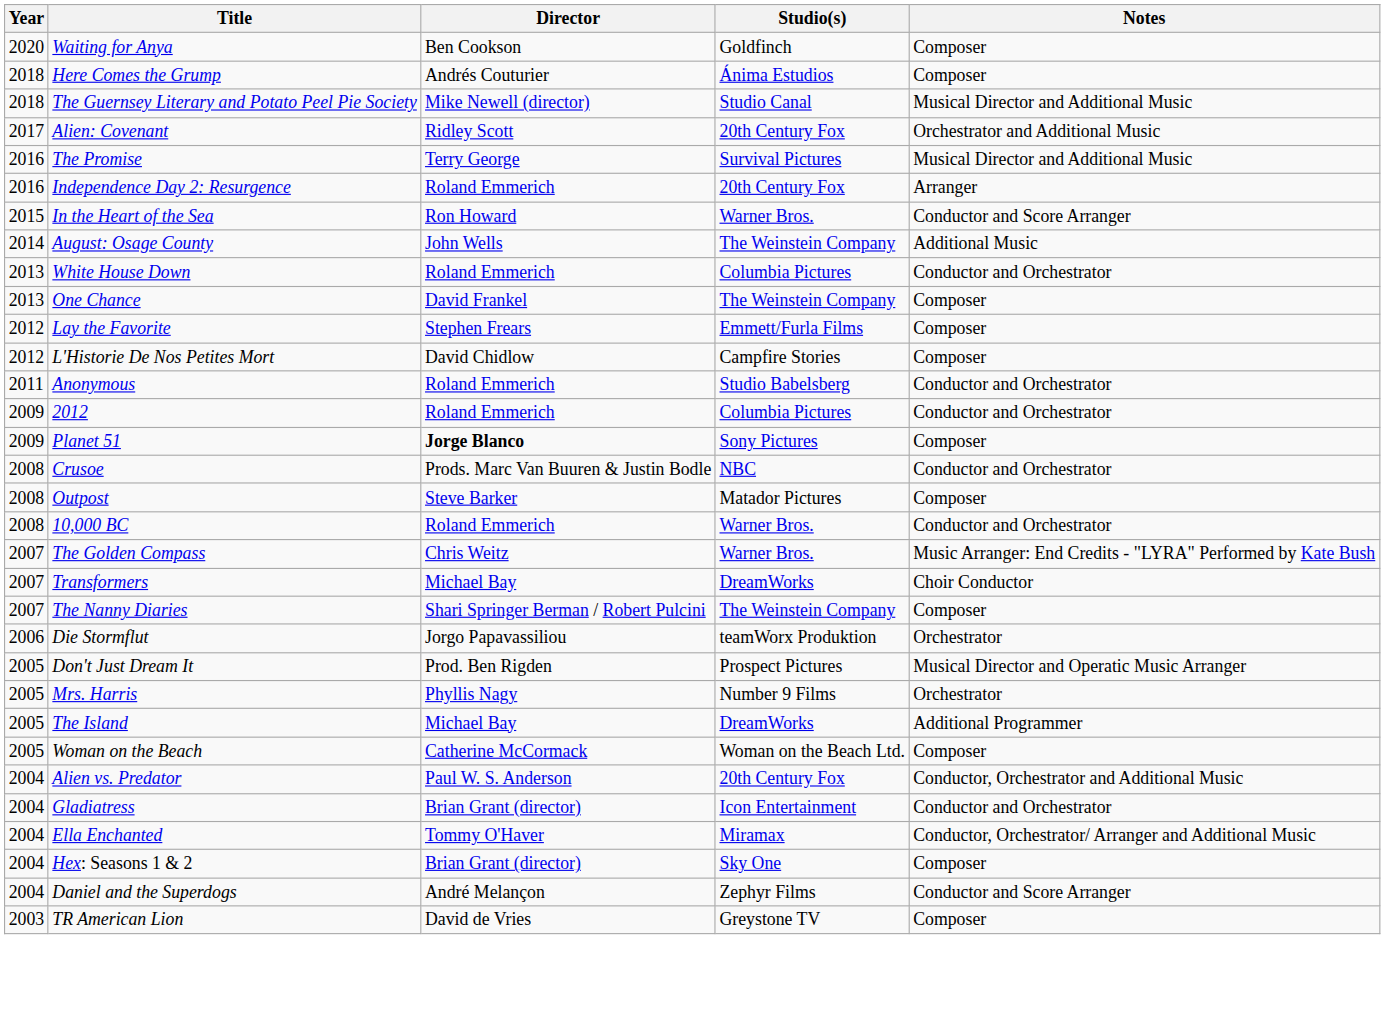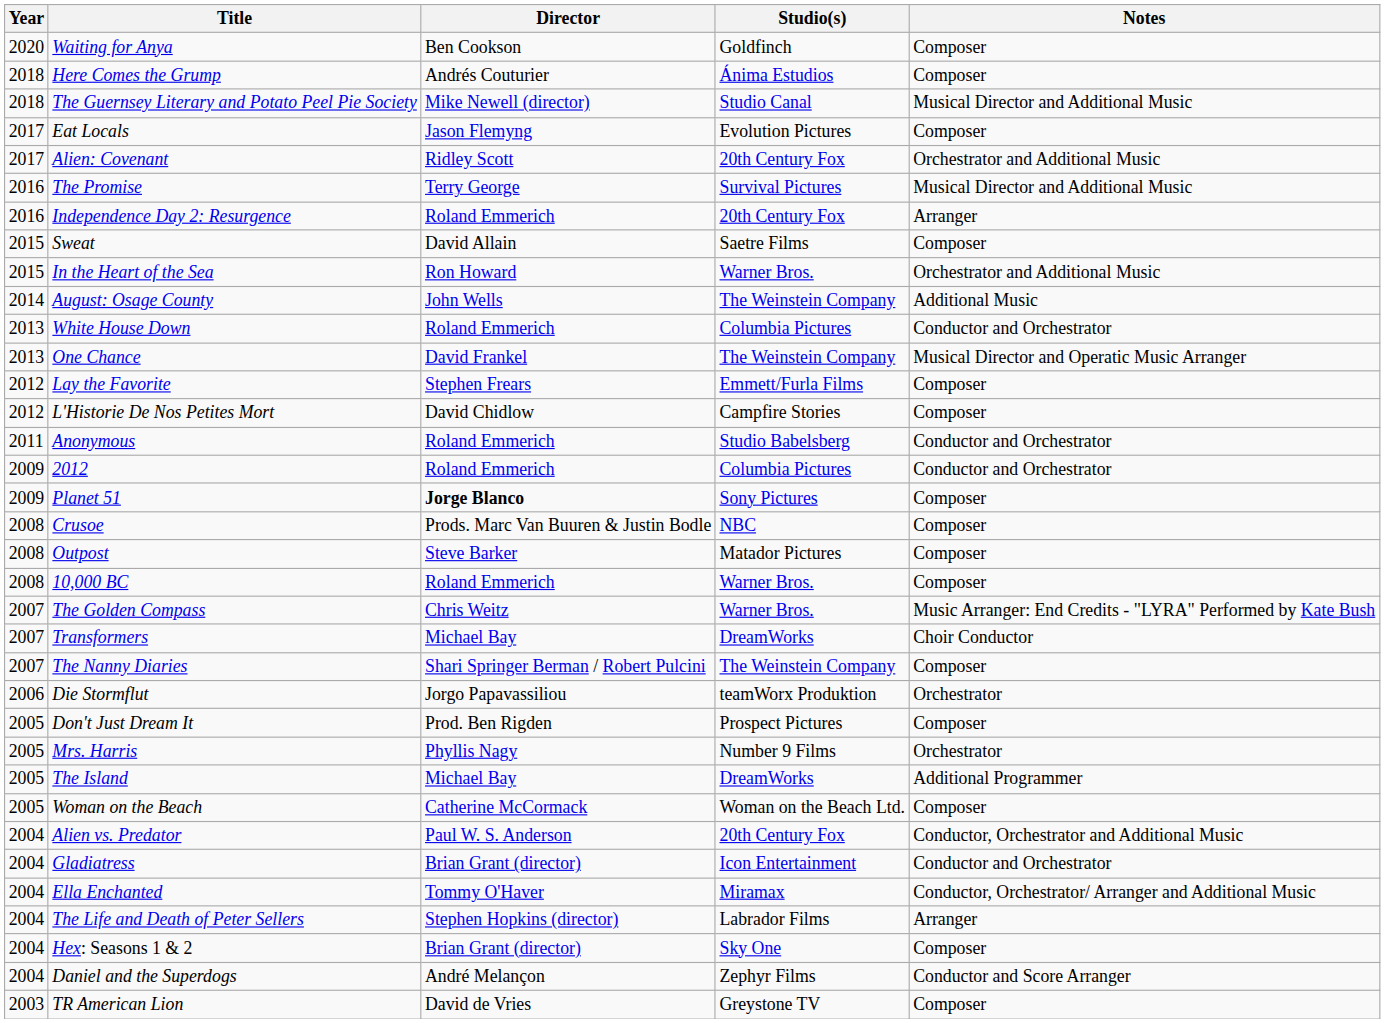+ row: (91, 131)
+ row: (74, 243)
(1022, 215) Conductor and Score Arranger -> (1037, 272) Orchestrator and Additional Music
(950, 300) Composer -> (1080, 356) Musical Director and Operatic Music Arranger
(1012, 469) Conductor and Orchestrator -> (950, 525) Composer
(1012, 525) Conductor and Orchestrator -> (950, 581) Composer
(1080, 666) Musical Director and Operatic Music Arranger -> (950, 722) Composer
+ row: (178, 919)
